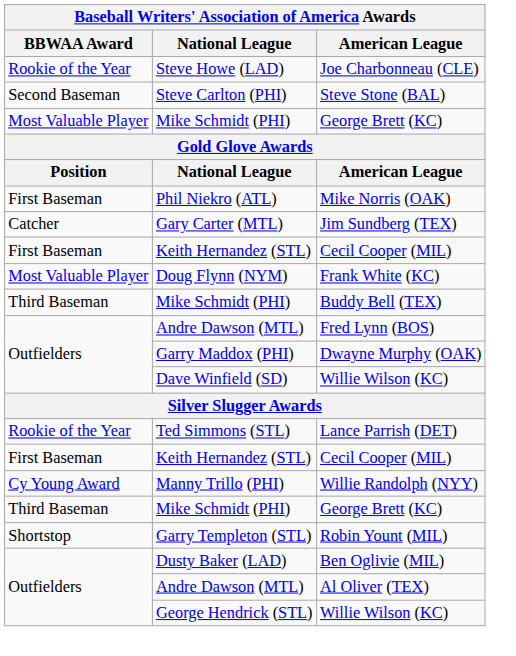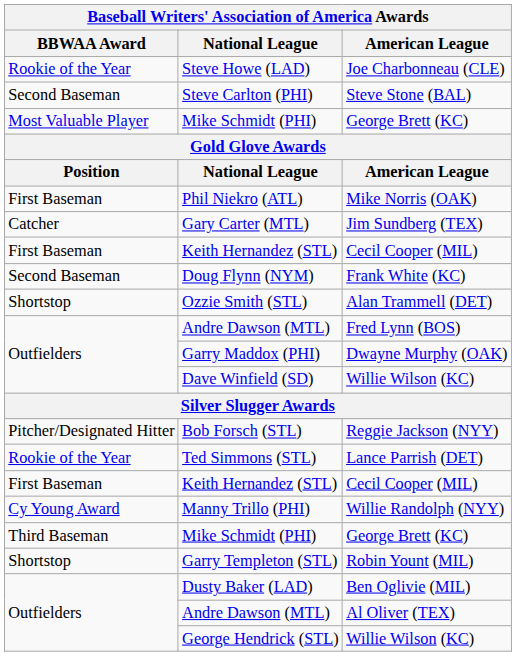(78, 276) Most Valuable Player -> (64, 276) Second Baseman
- row: (223, 302)
+ row: (245, 302)
+ row: (242, 431)
